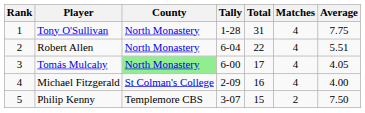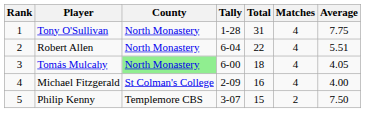(259, 64) 17 -> (259, 64) 18
